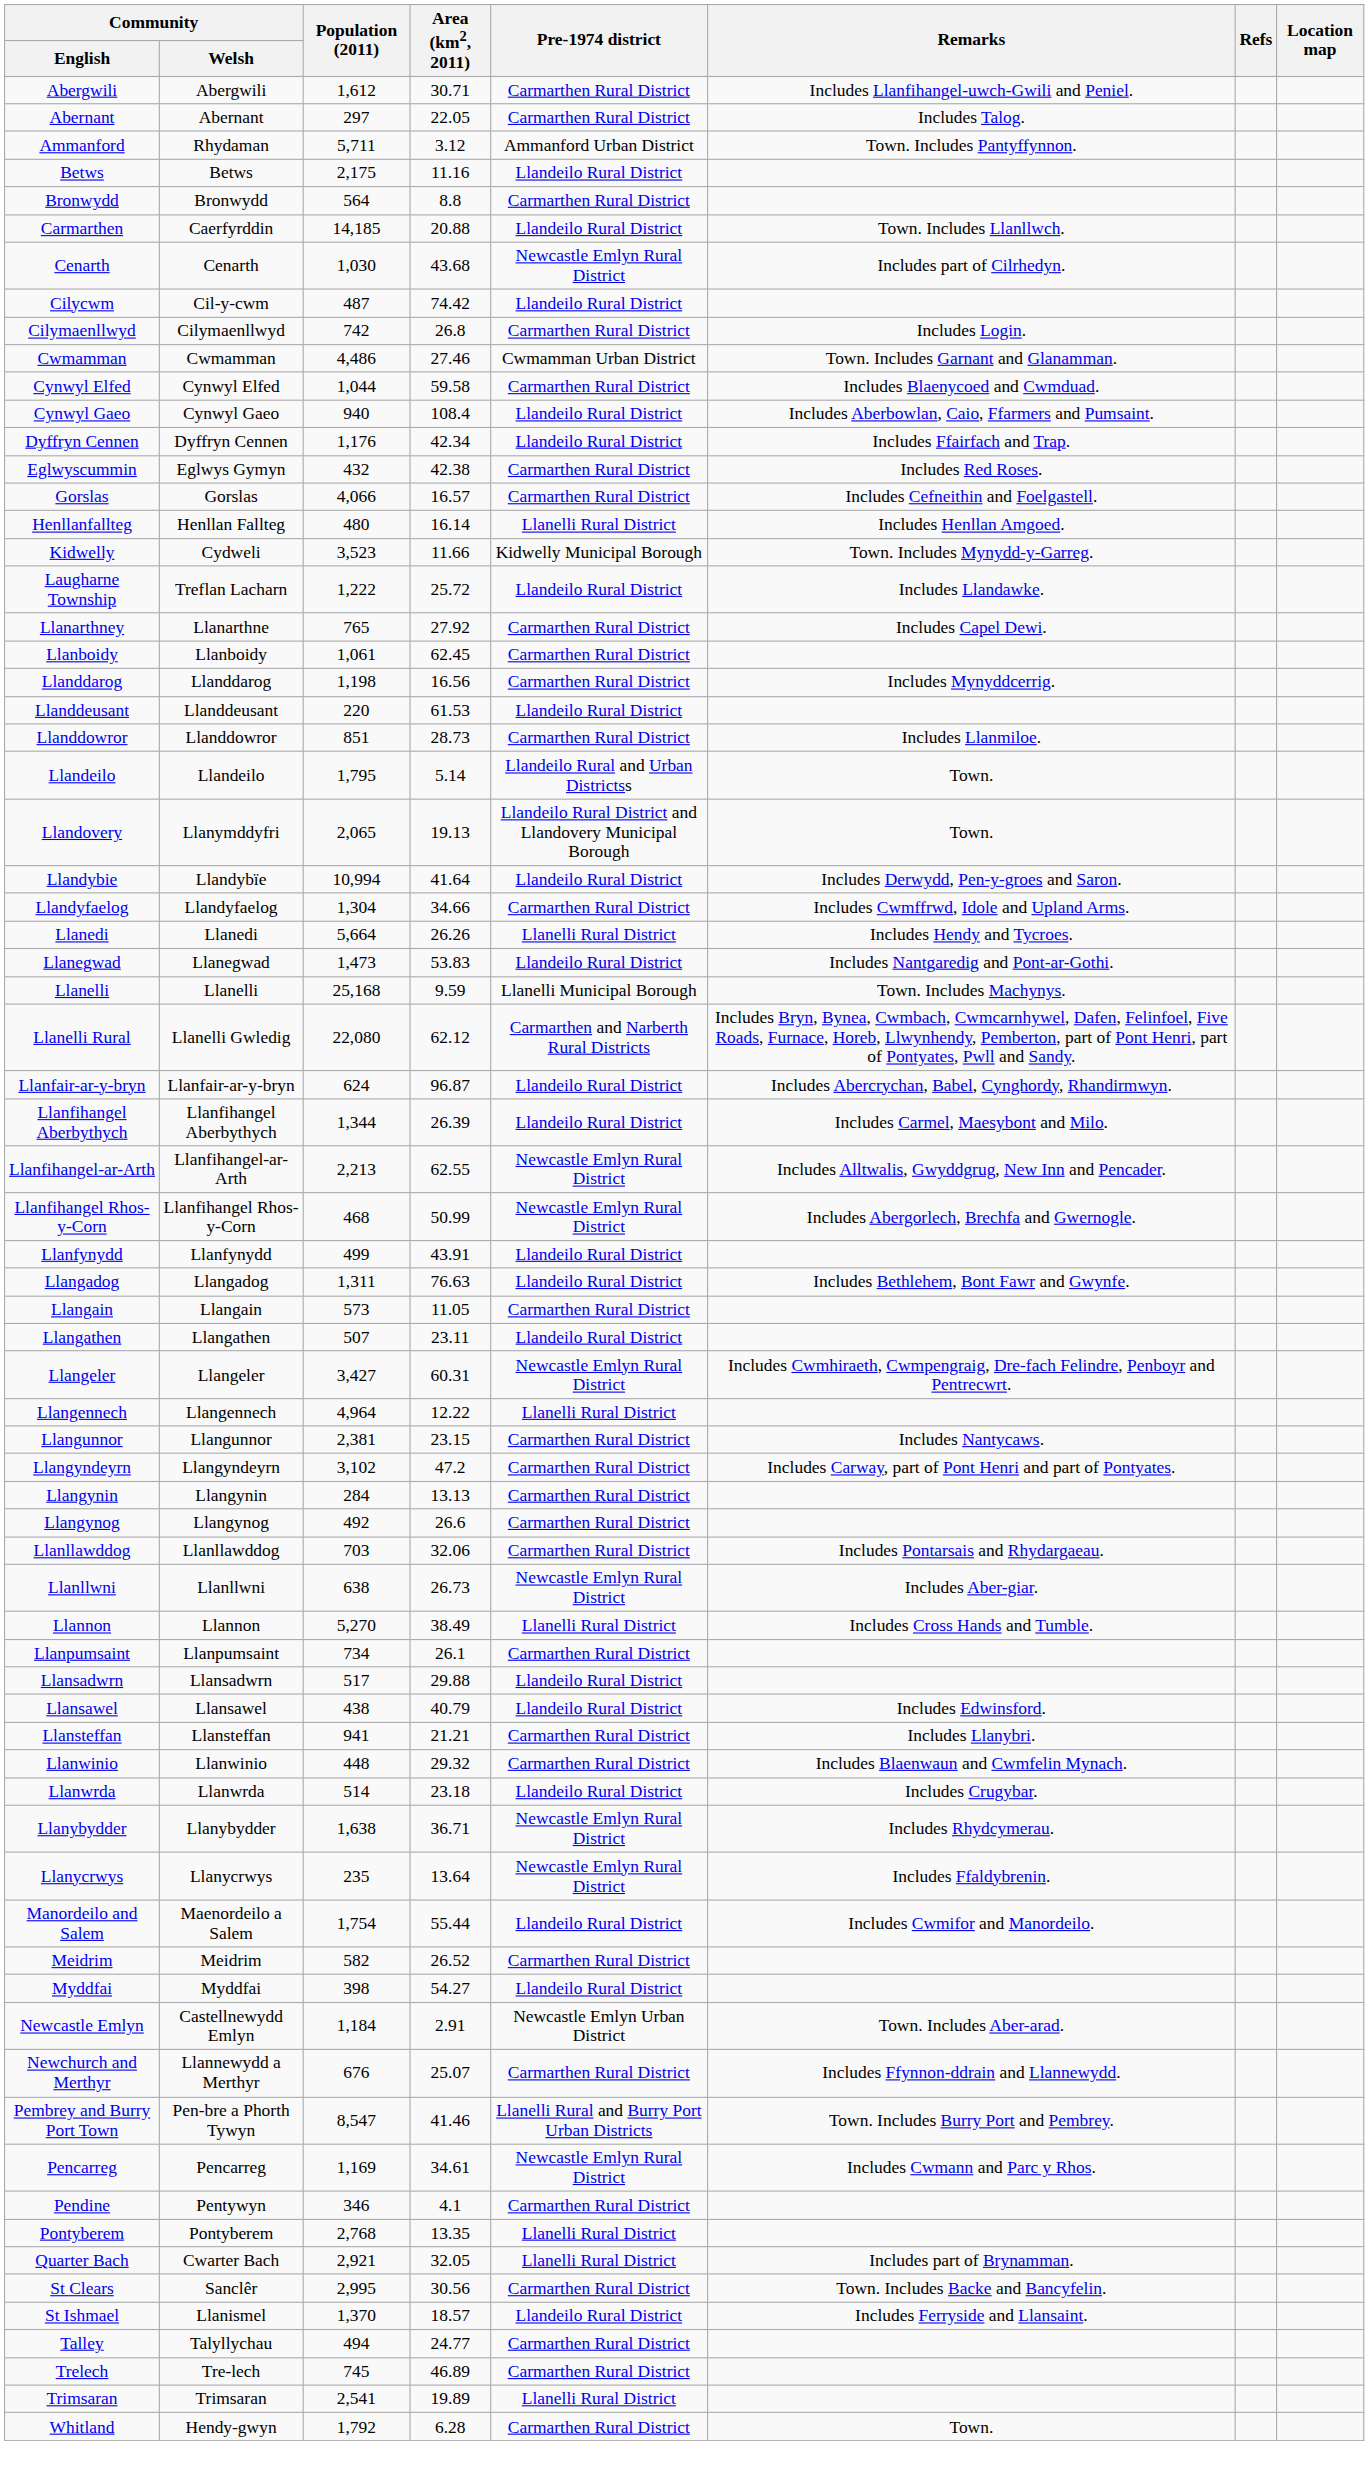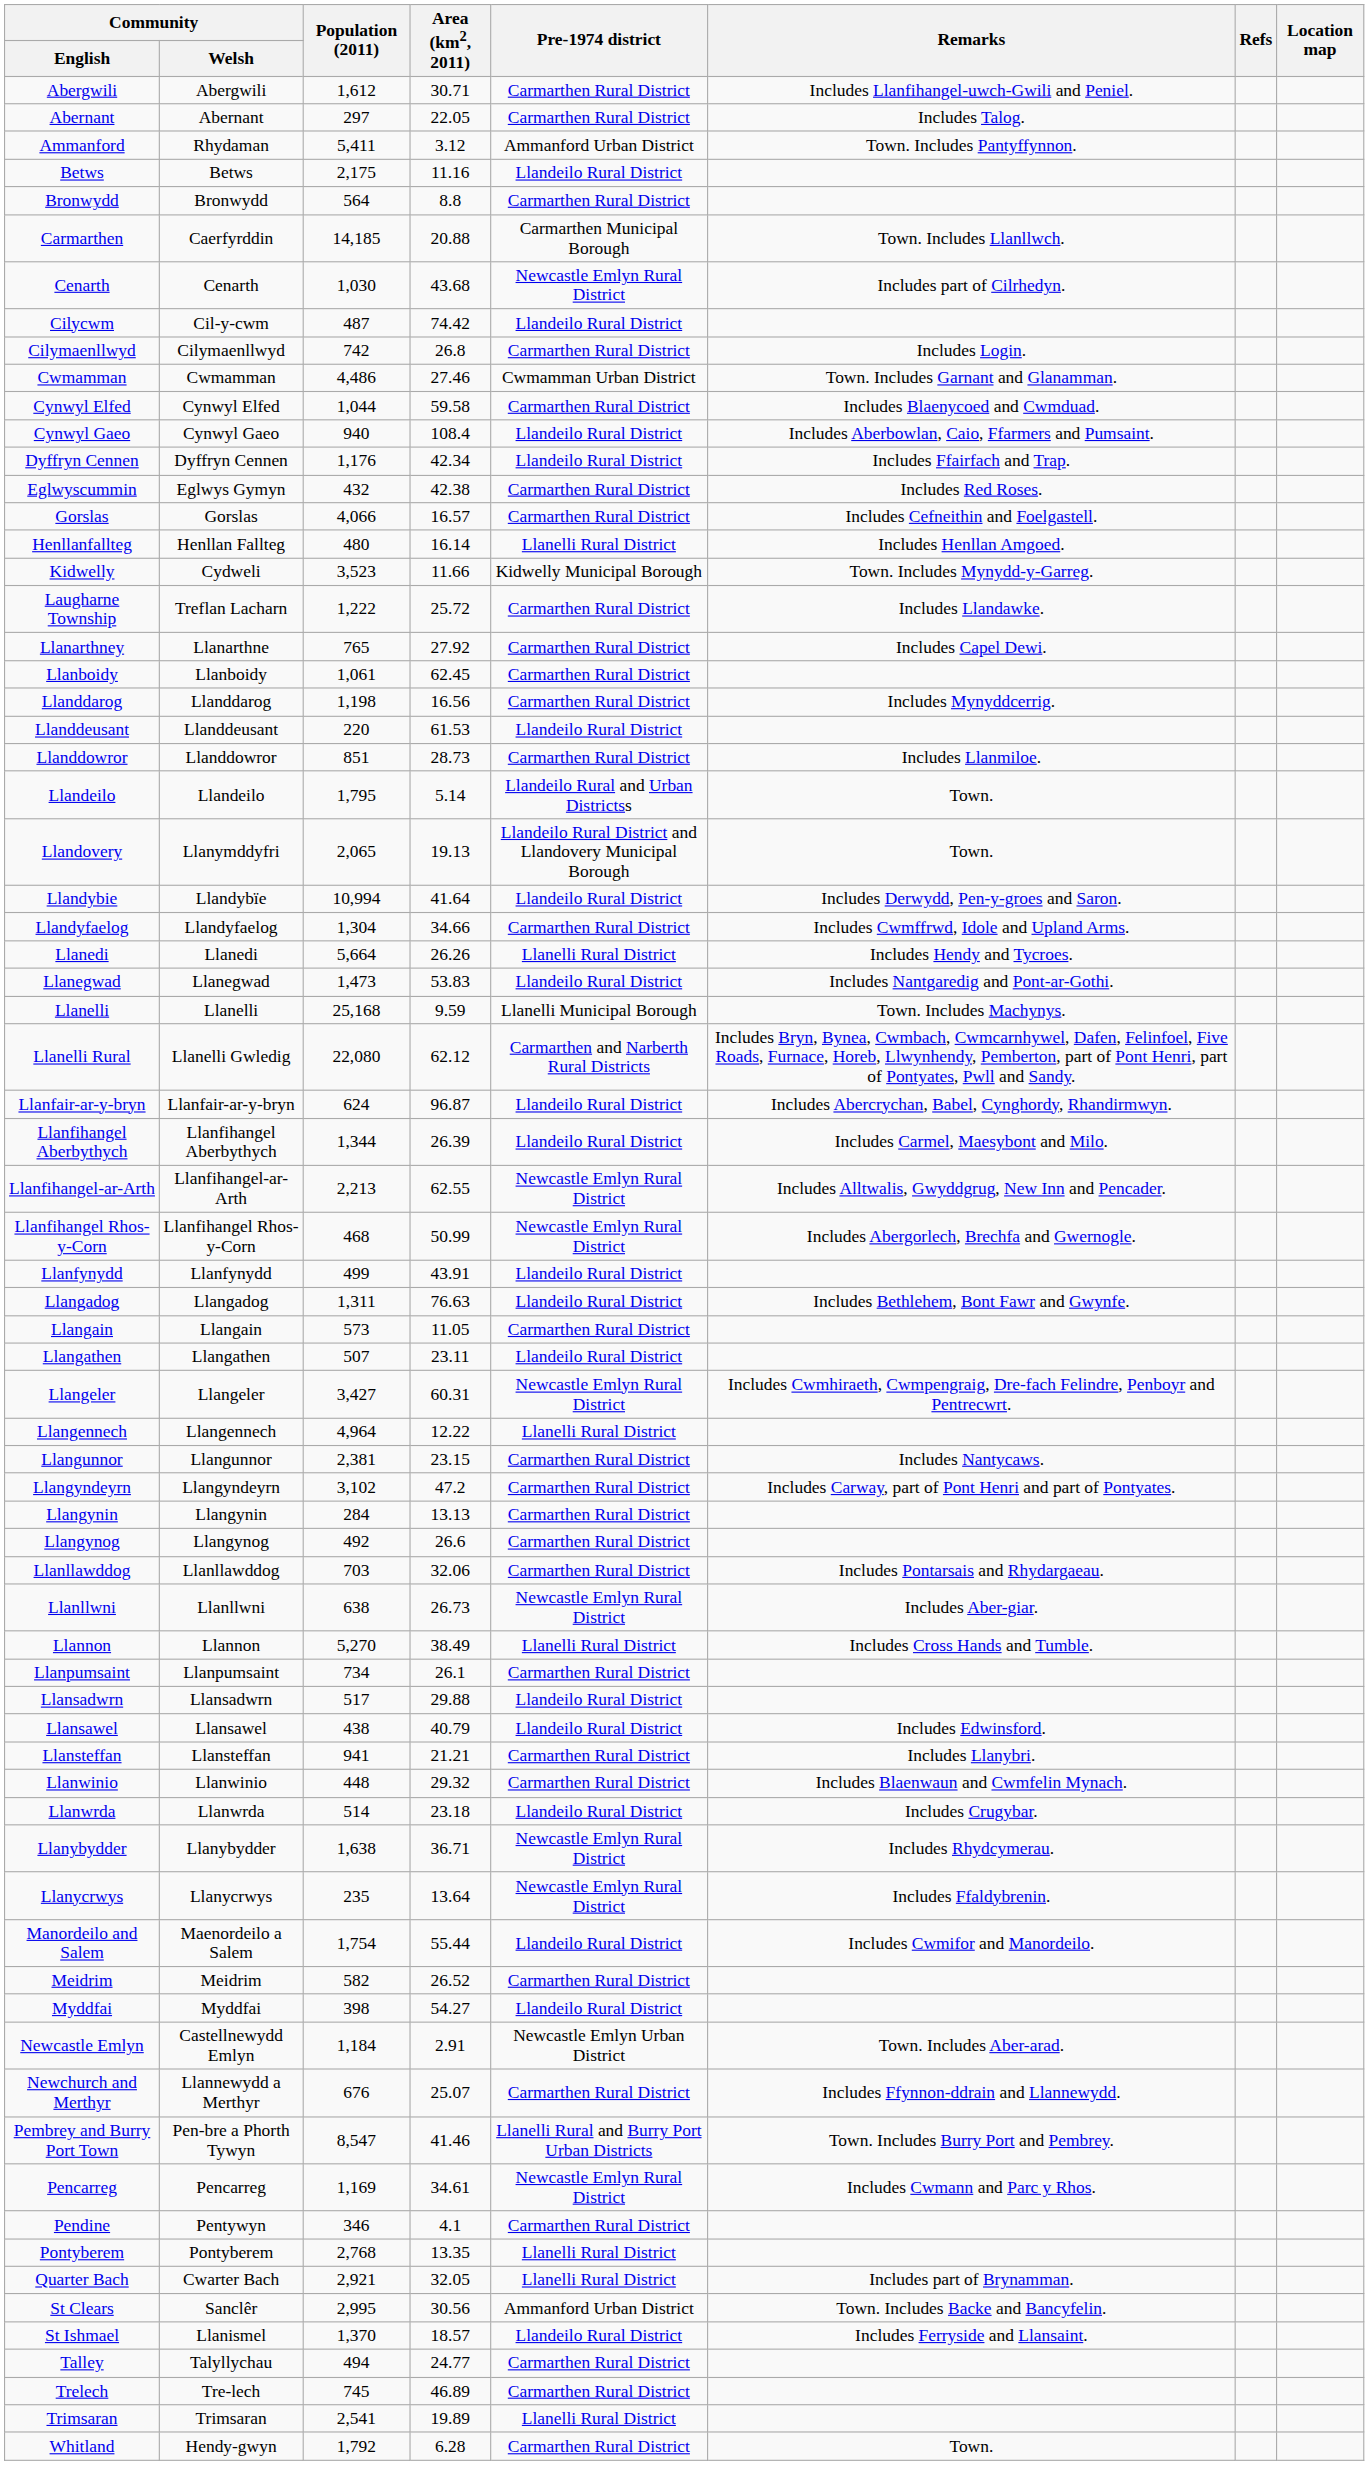(356, 145) 5,711 -> (356, 145) 5,411
(599, 228) Llandeilo Rural District -> (599, 238) Carmarthen Municipal Borough
(599, 589) Llandeilo Rural District -> (599, 609) Carmarthen Rural District
(599, 2288) Carmarthen Rural District -> (599, 2307) Ammanford Urban District
